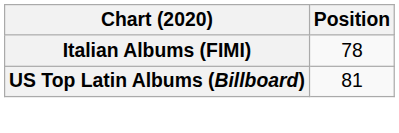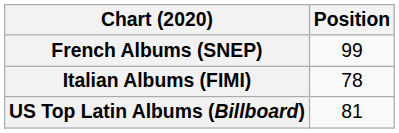+ row: (157, 50)
